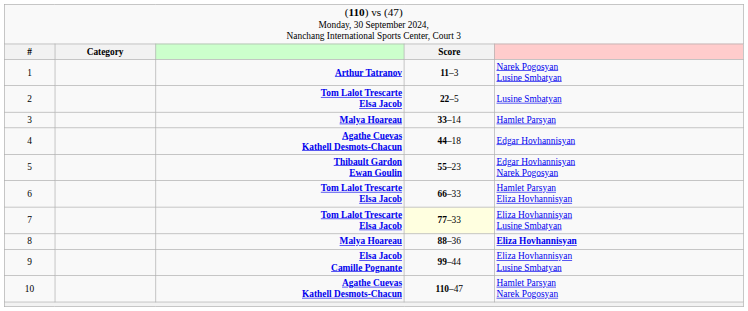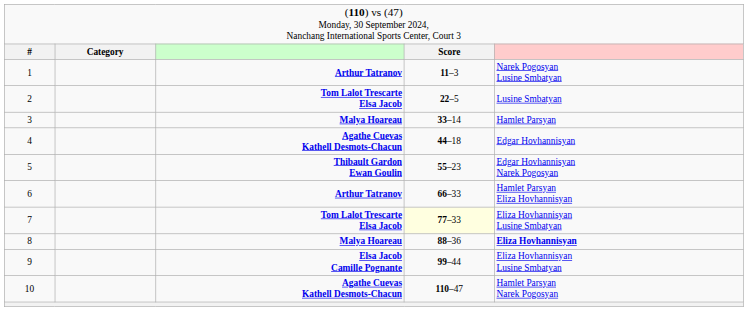(361, 194) Tom Lalot Trescarte Elsa Jacob -> (368, 194) Arthur Tatranov
